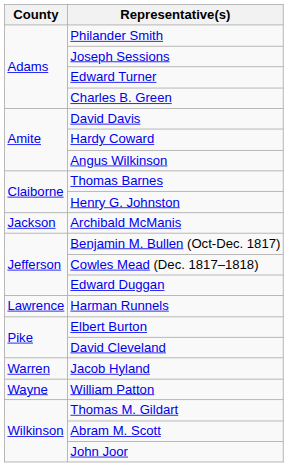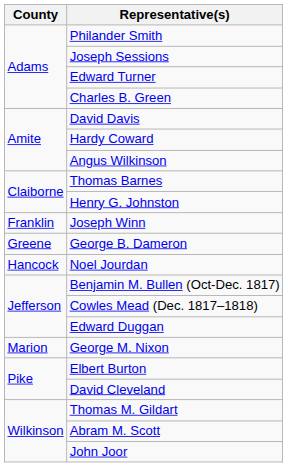+ row: (108, 222)
+ row: (128, 243)
+ row: (109, 264)
- row: (126, 222)
- row: (120, 306)
+ row: (119, 347)
- row: (110, 368)
- row: (112, 389)
